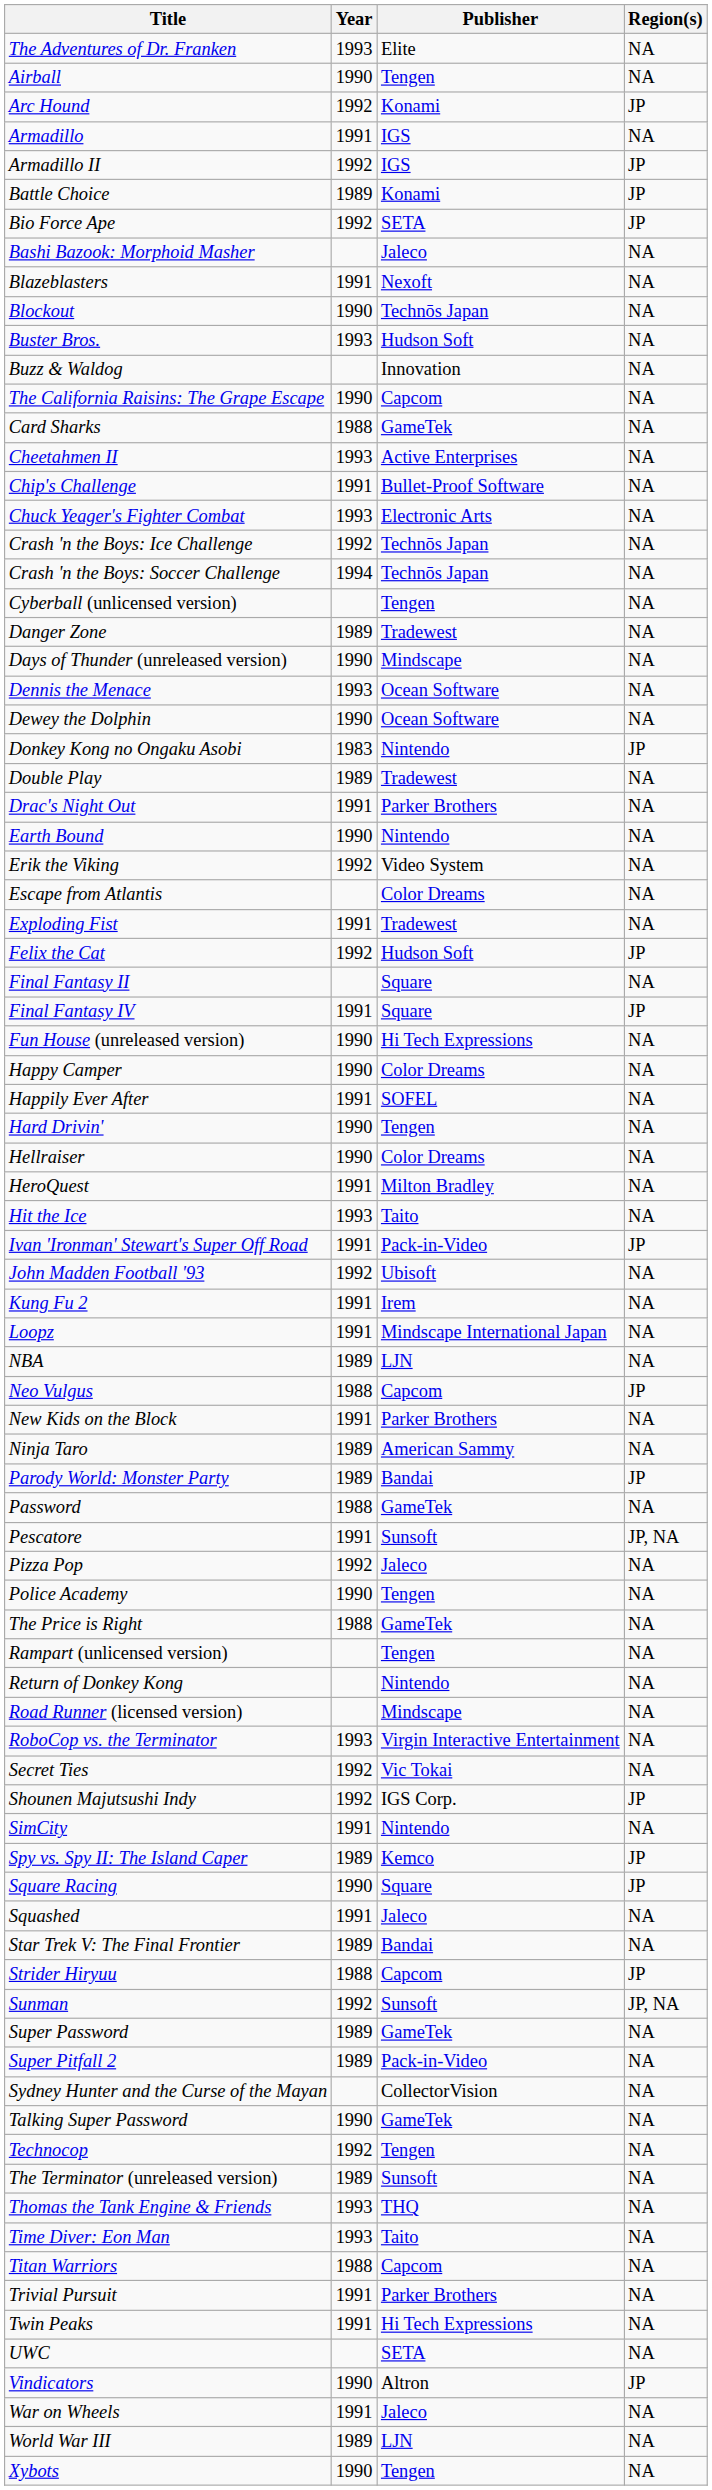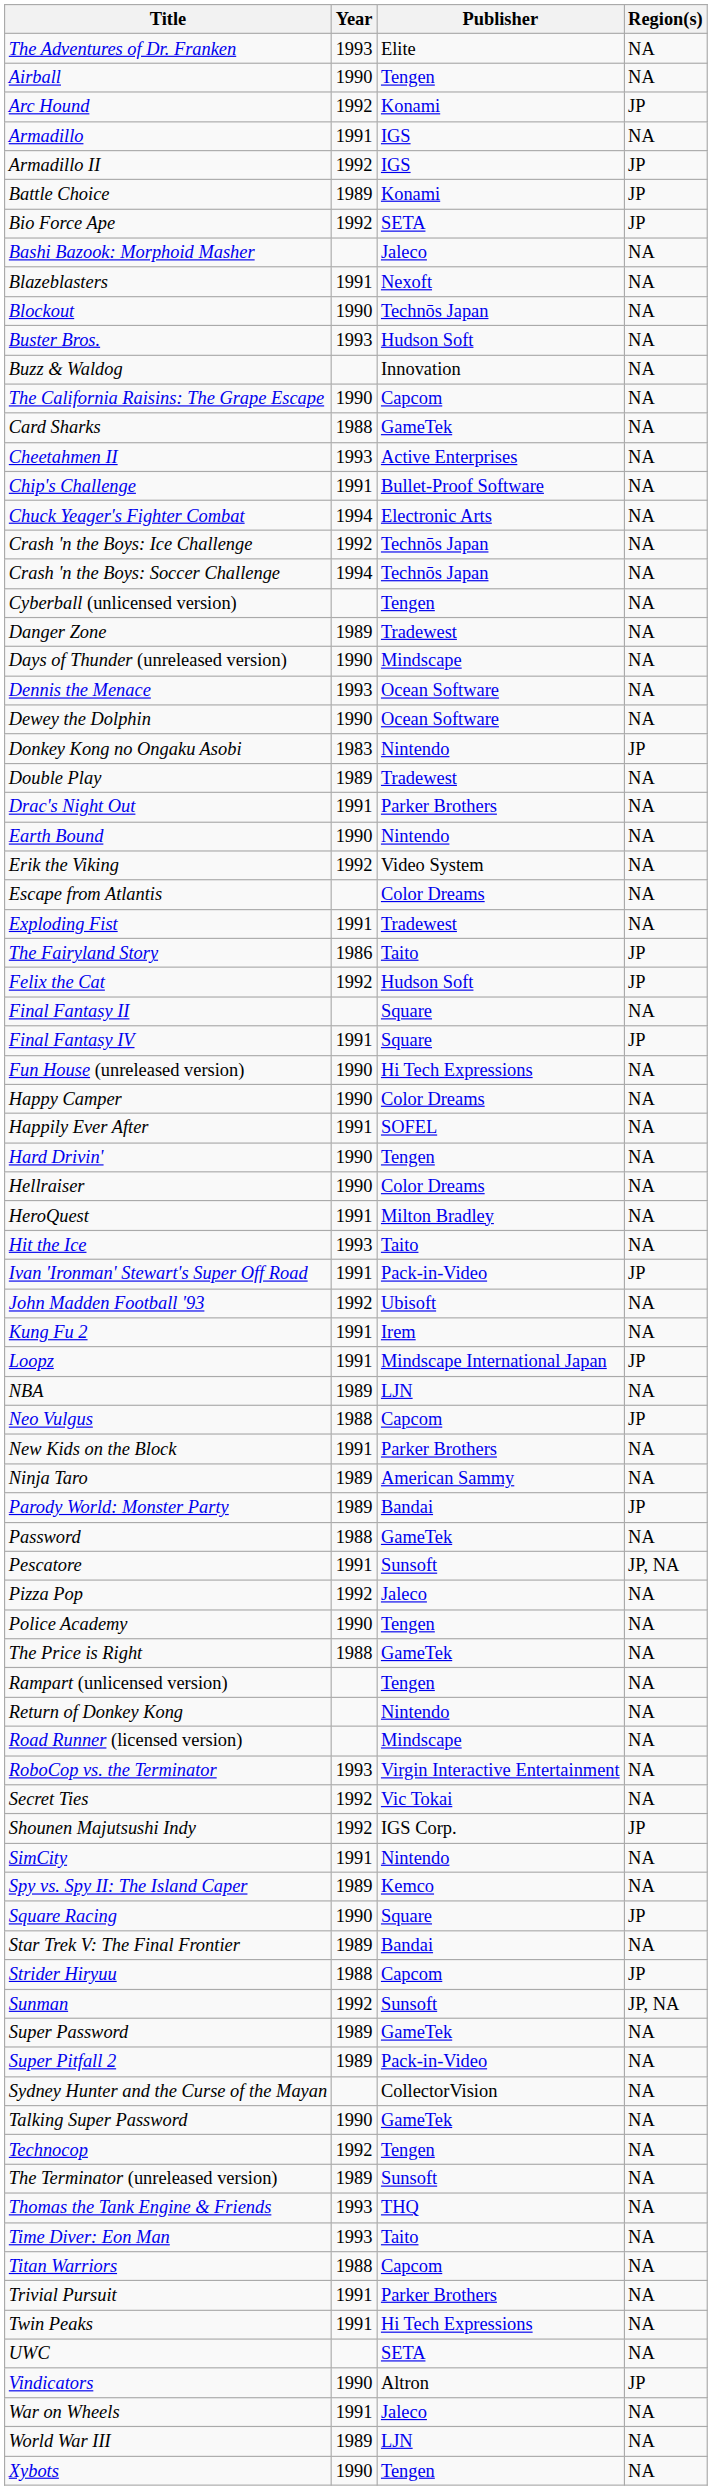(354, 515) 1993 -> (354, 515) 1994
+ row: (83, 952)
(641, 1332) NA -> (637, 1361) JP
(637, 1857) JP -> (641, 1886) NA
- row: (44, 1915)
